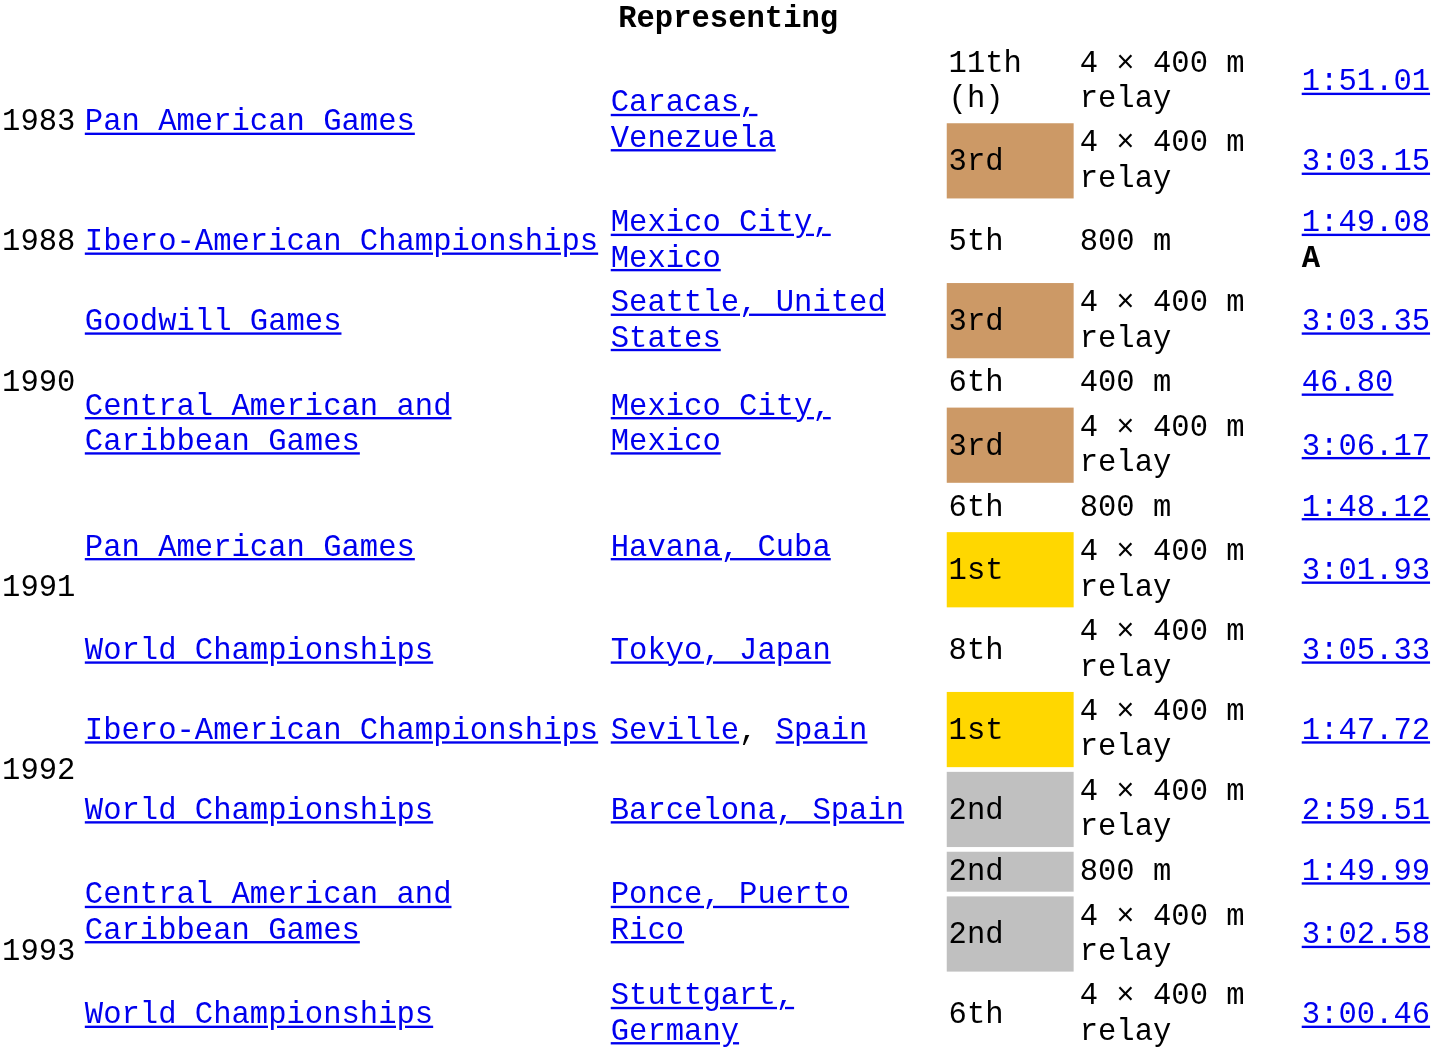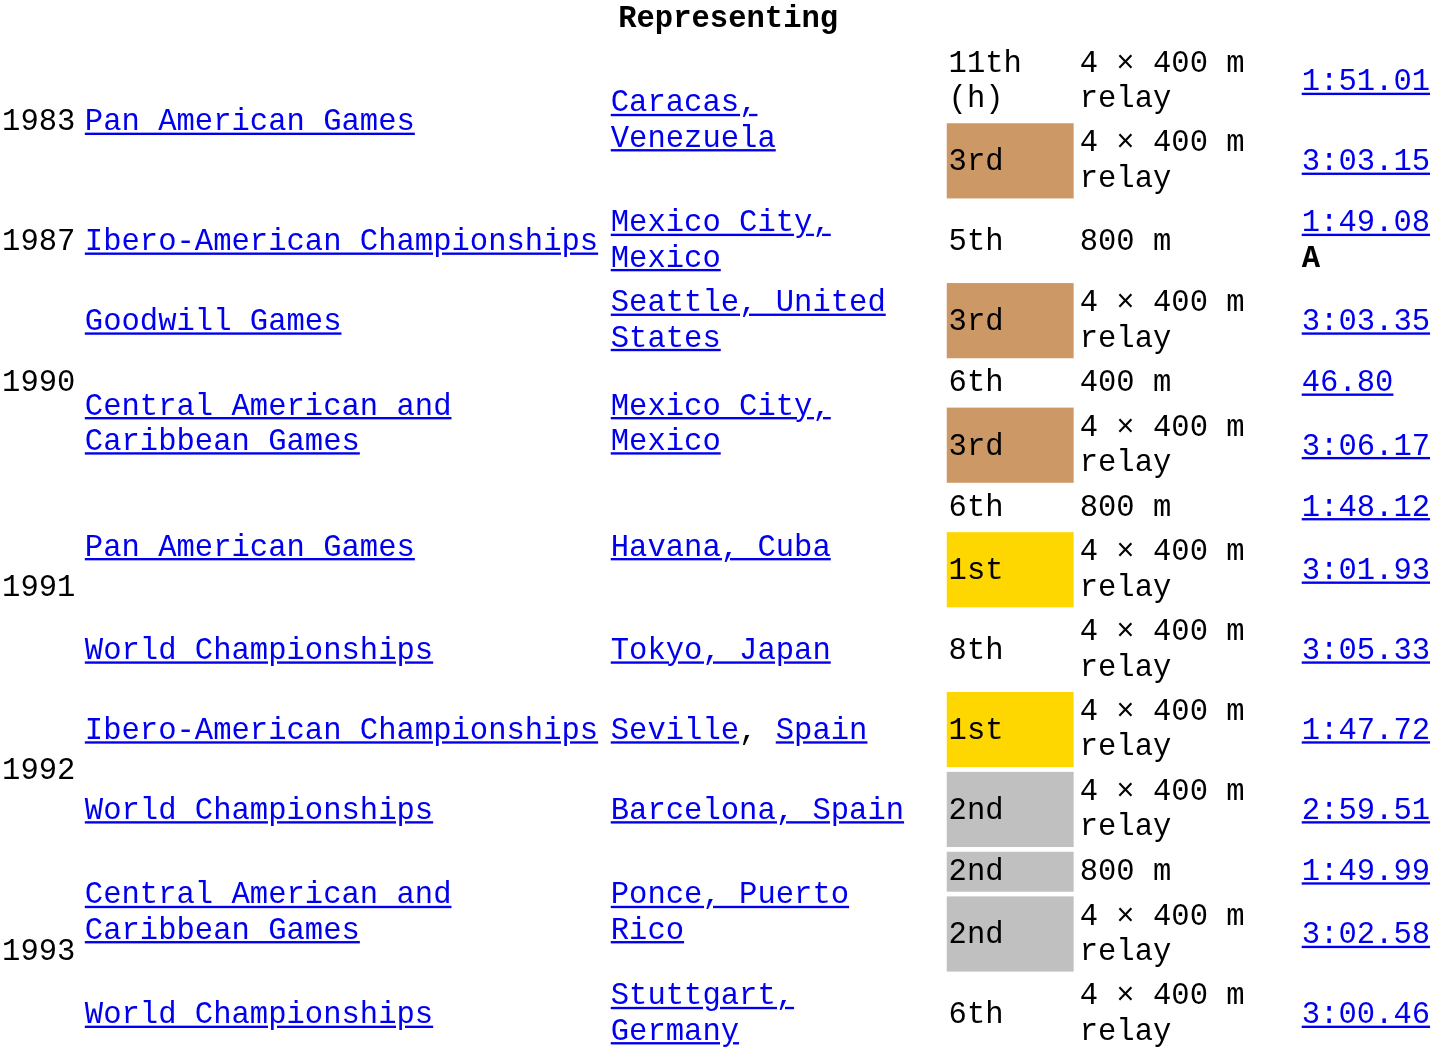(39, 241) 1988 -> (39, 241) 1987
